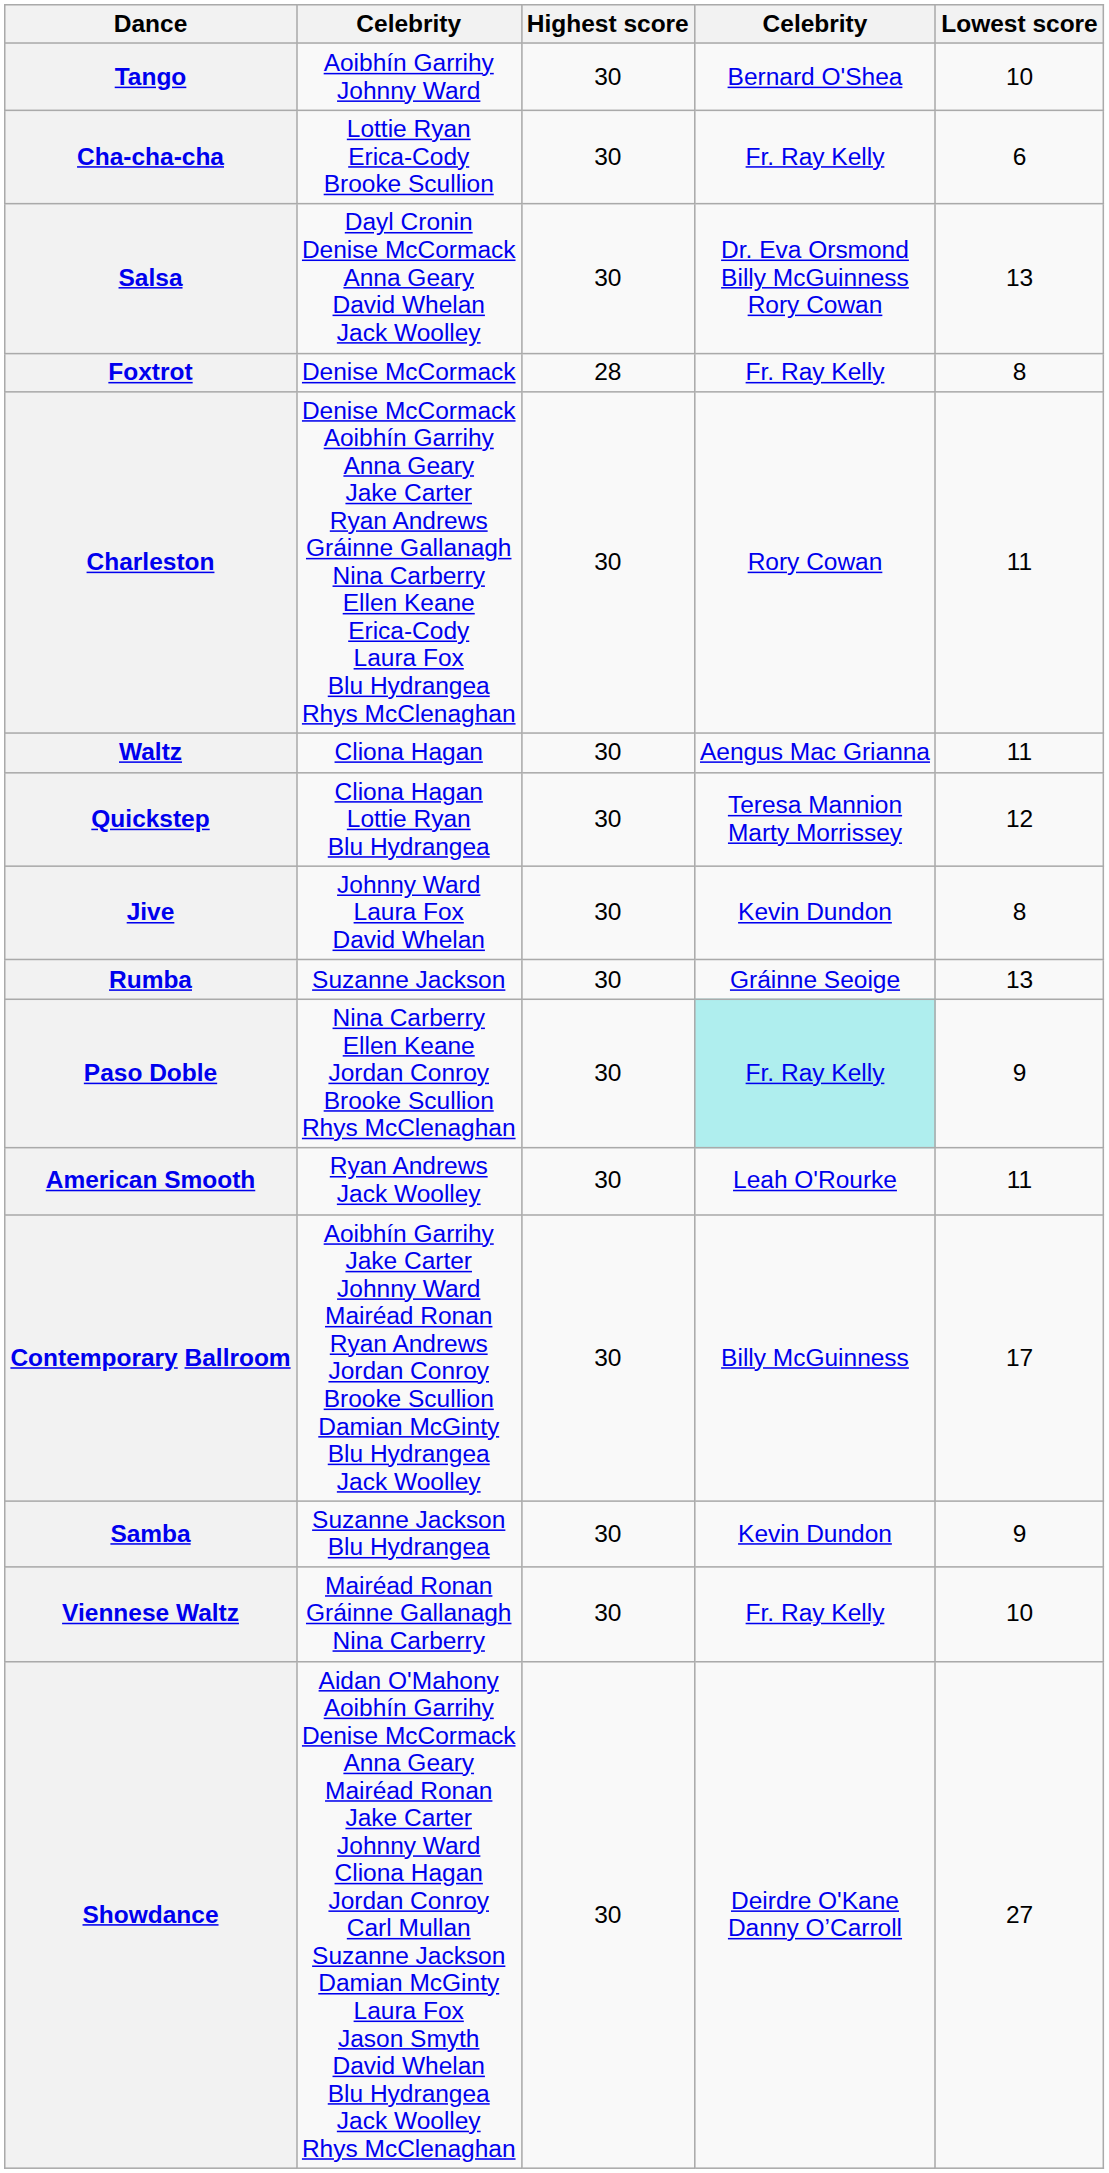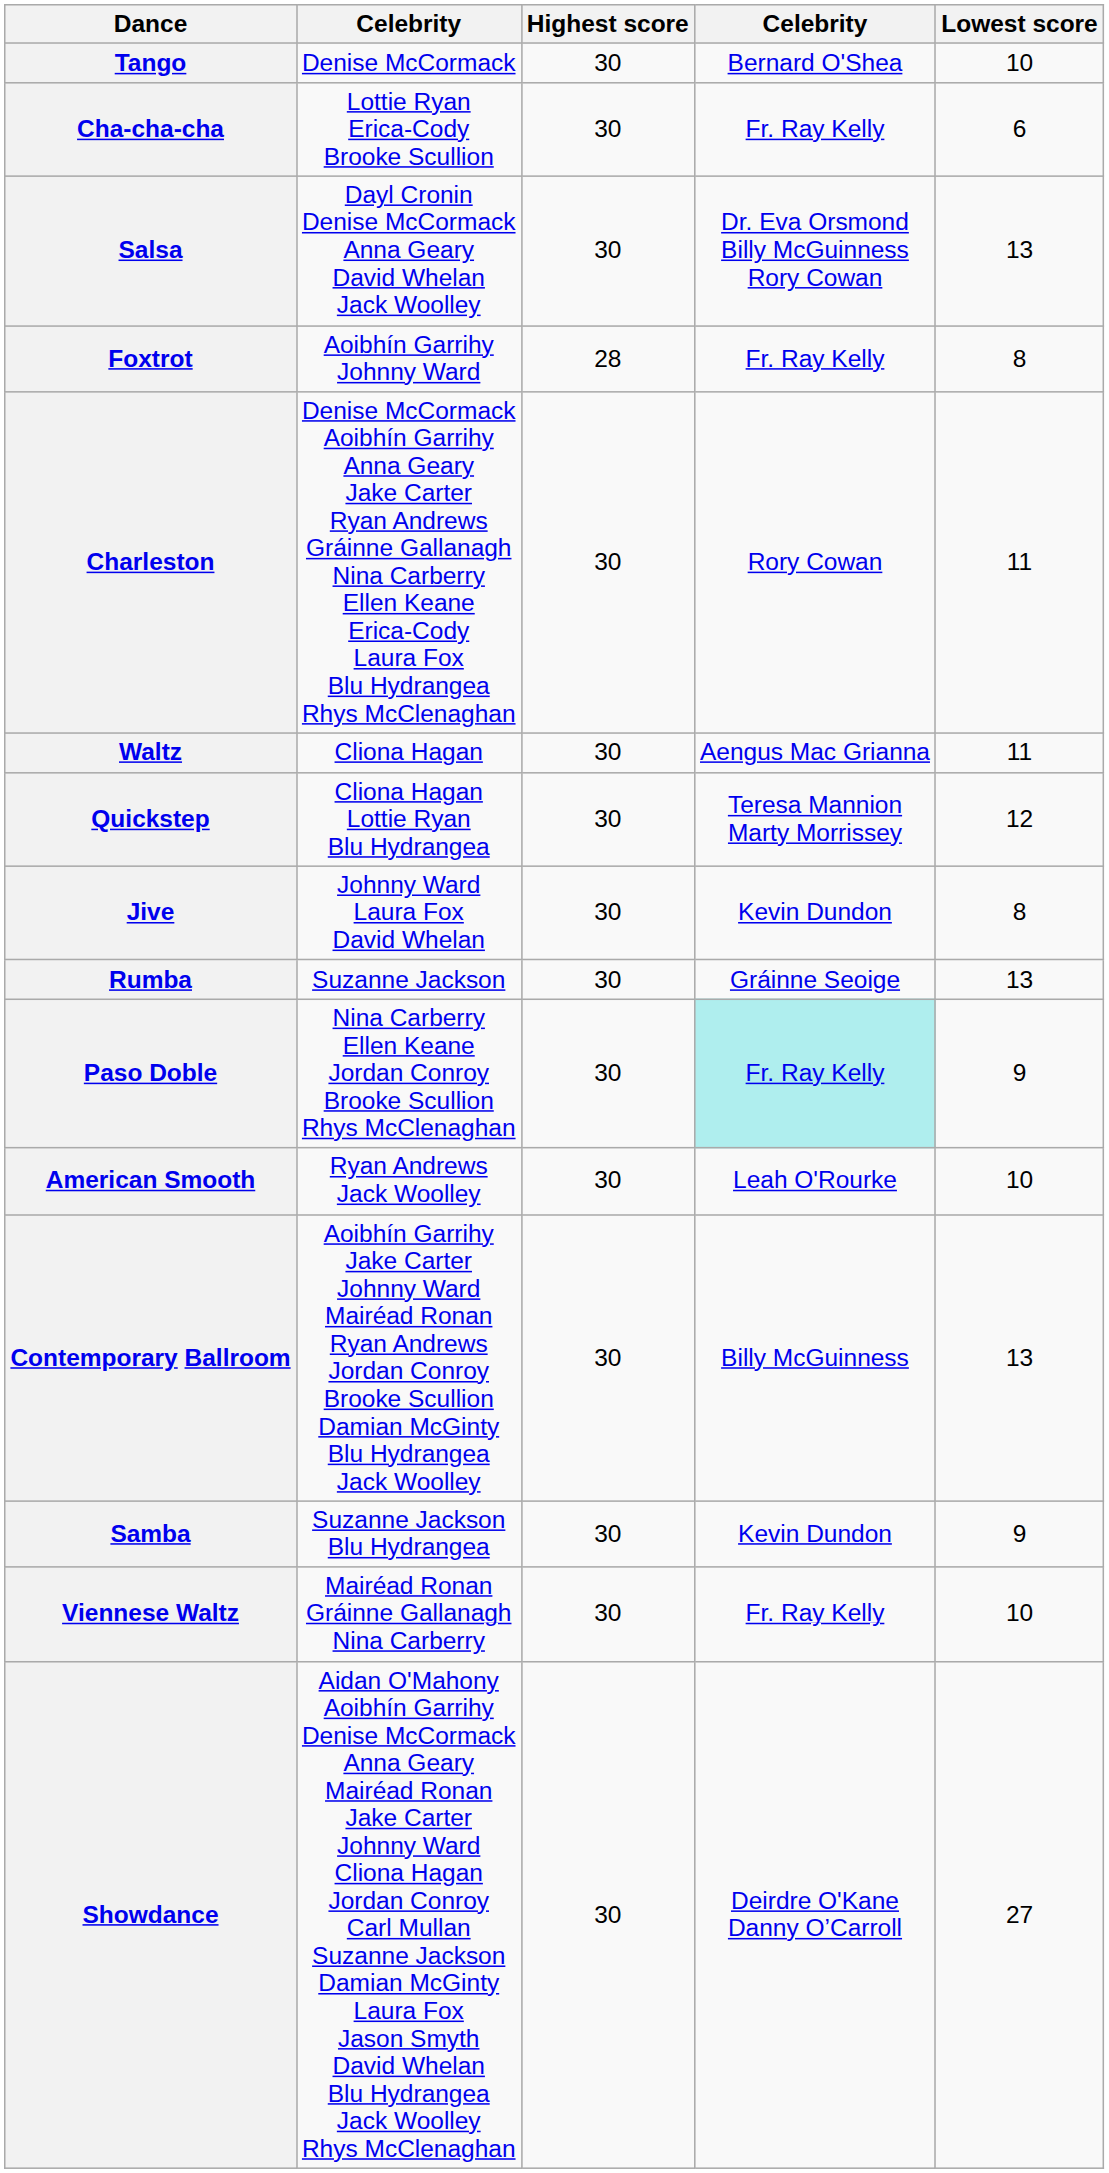(409, 76) Aoibhín Garrihy Johnny Ward -> (409, 62) Denise McCormack
(409, 371) Denise McCormack -> (409, 358) Aoibhín Garrihy Johnny Ward
(1020, 1180) 11 -> (1020, 1180) 10
(1020, 1357) 17 -> (1020, 1357) 13
